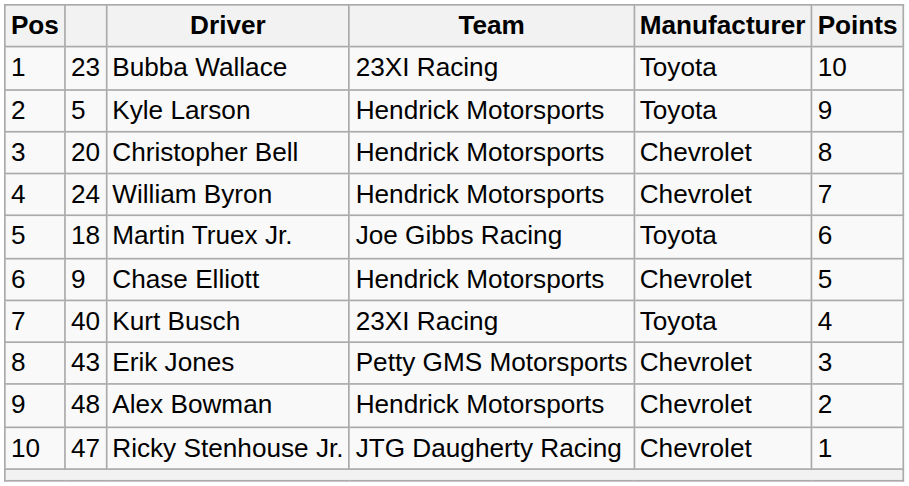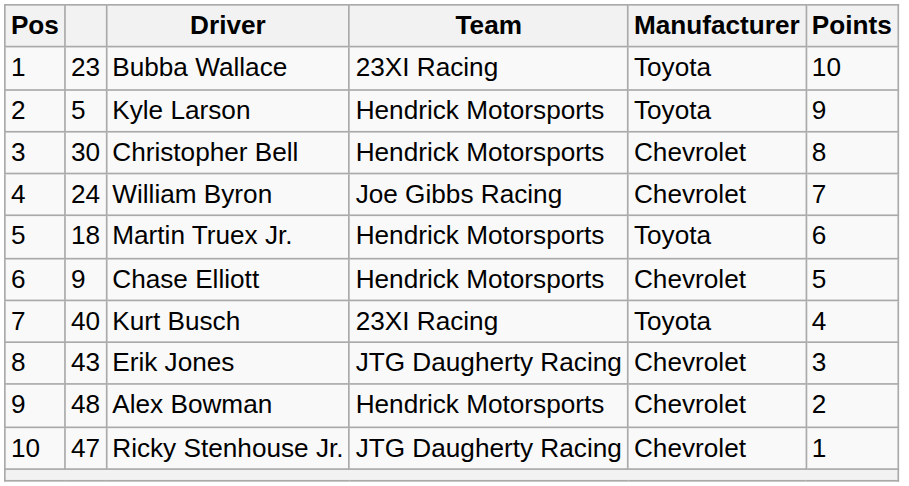(86, 151) 20 -> (86, 151) 30
(480, 193) Hendrick Motorsports -> (459, 193) Joe Gibbs Racing
(459, 236) Joe Gibbs Racing -> (480, 236) Hendrick Motorsports
(492, 362) Petty GMS Motorsports -> (489, 362) JTG Daugherty Racing
